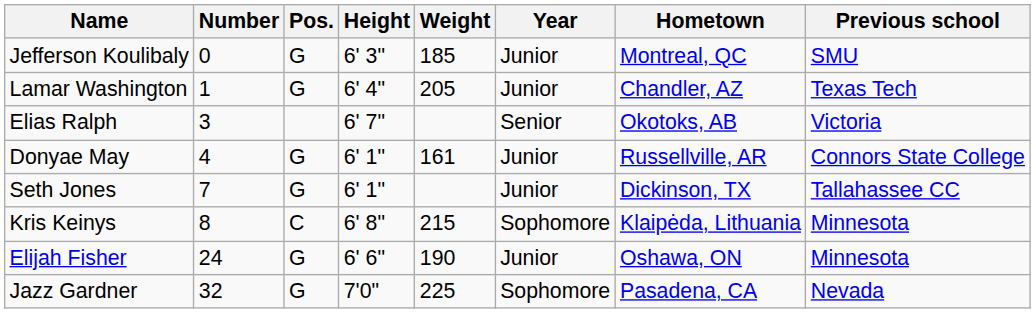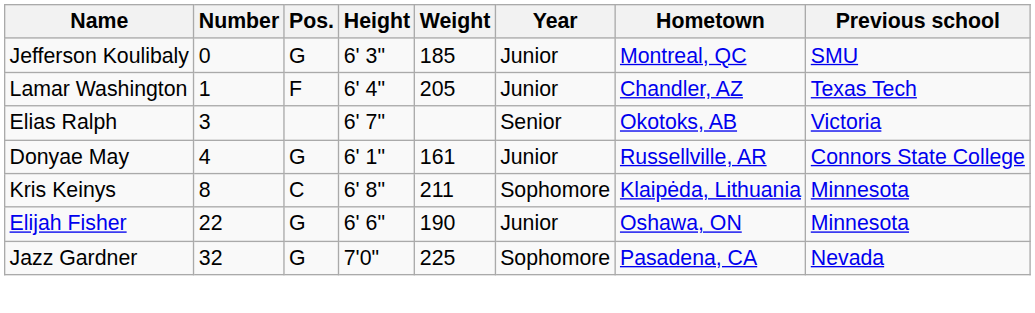(297, 88) G -> (296, 88) F
- row: (63, 190)
(438, 223) 215 -> (437, 190) 211
(211, 257) 24 -> (211, 223) 22
